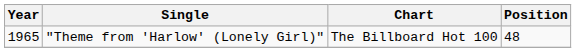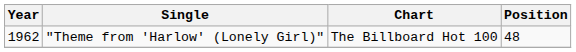(24, 37) 1965 -> (24, 37) 1962
